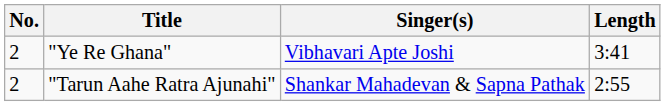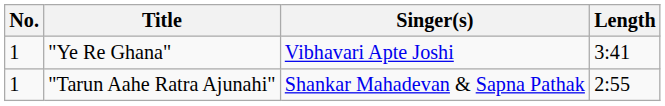(14, 52) 2 -> (14, 52) 1
(14, 84) 2 -> (14, 84) 1
